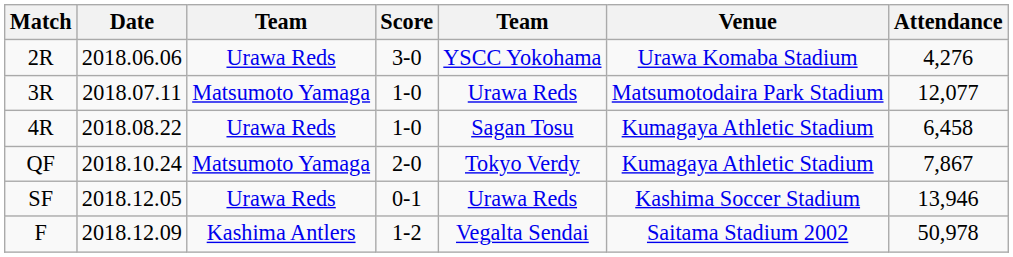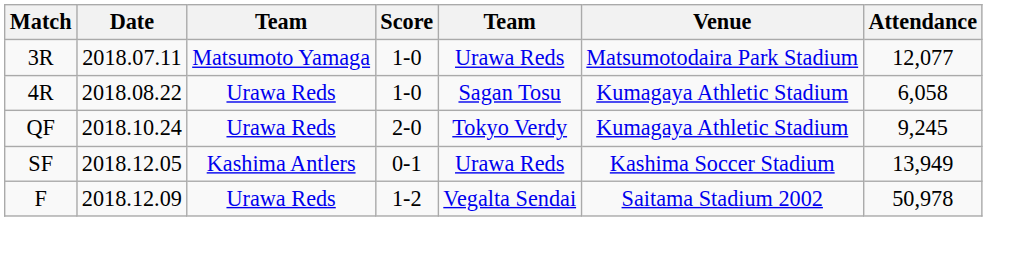- row: (41, 57)
(948, 127) 6,458 -> (923, 92) 6,058
(281, 163) Matsumoto Yamaga -> (281, 127) Urawa Reds
(948, 163) 7,867 -> (923, 127) 9,245
(281, 198) Urawa Reds -> (281, 163) Kashima Antlers
(948, 198) 13,946 -> (923, 163) 13,949
(281, 233) Kashima Antlers -> (281, 198) Urawa Reds
